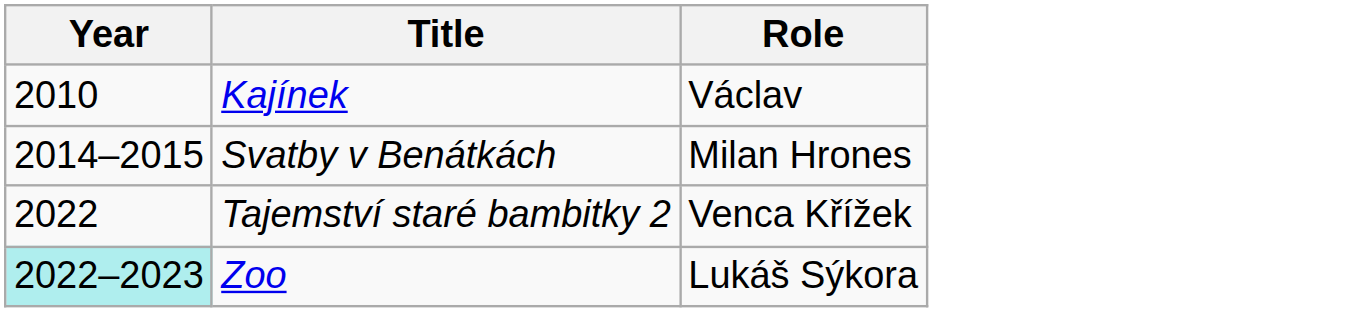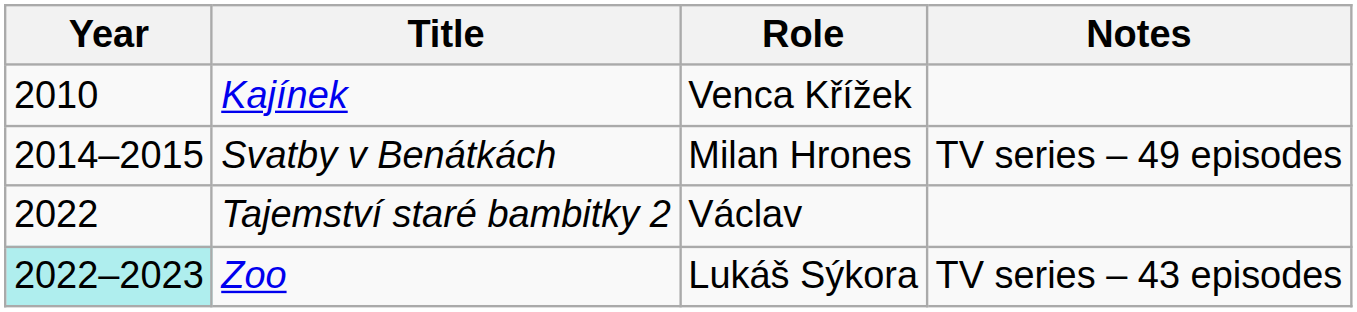+ column: (1139, 34)
(745, 94) Václav -> (800, 94) Venca Křížek
(800, 214) Venca Křížek -> (745, 214) Václav
